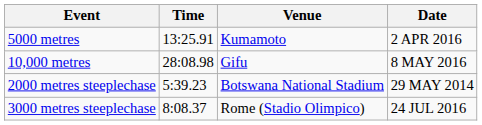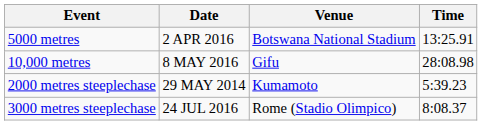columns swapped: (188, 16) <-> (432, 16)
(253, 39) Kumamoto -> (334, 39) Botswana National Stadium
(302, 85) Botswana National Stadium -> (285, 85) Kumamoto
